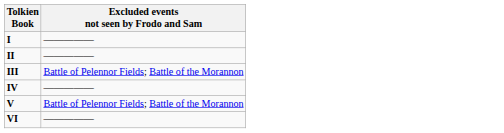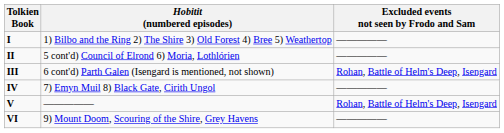+ column: (188, 18)
(144, 71) Battle of Pelennor Fields; Battle of the Morannon -> (417, 71) Rohan, Battle of Helm's Deep, Isengard
(144, 103) Battle of Pelennor Fields; Battle of the Morannon -> (417, 103) Rohan, Battle of Helm's Deep, Isengard
